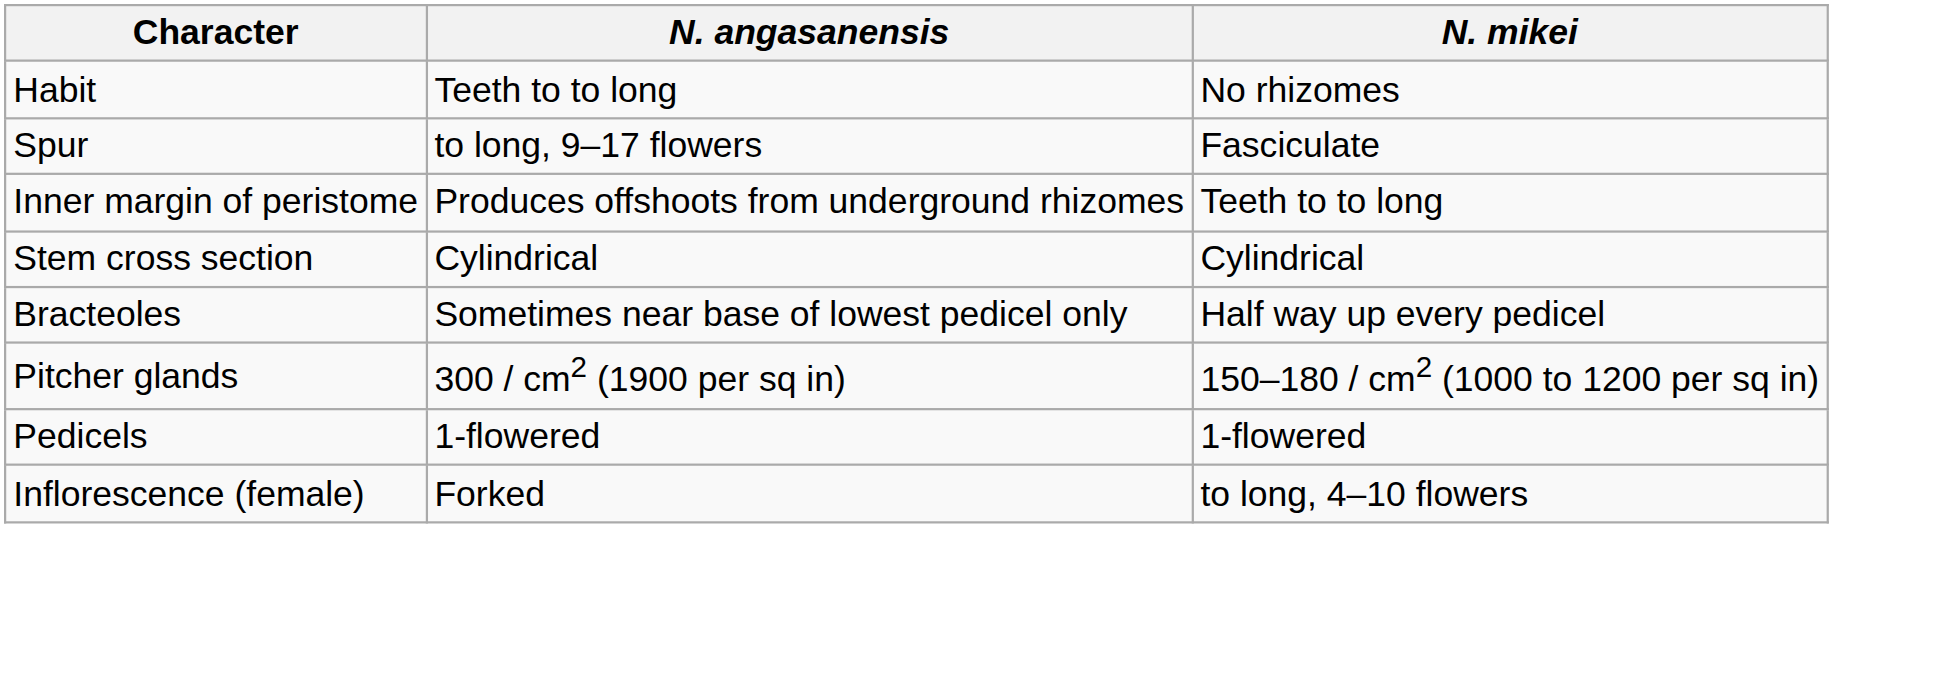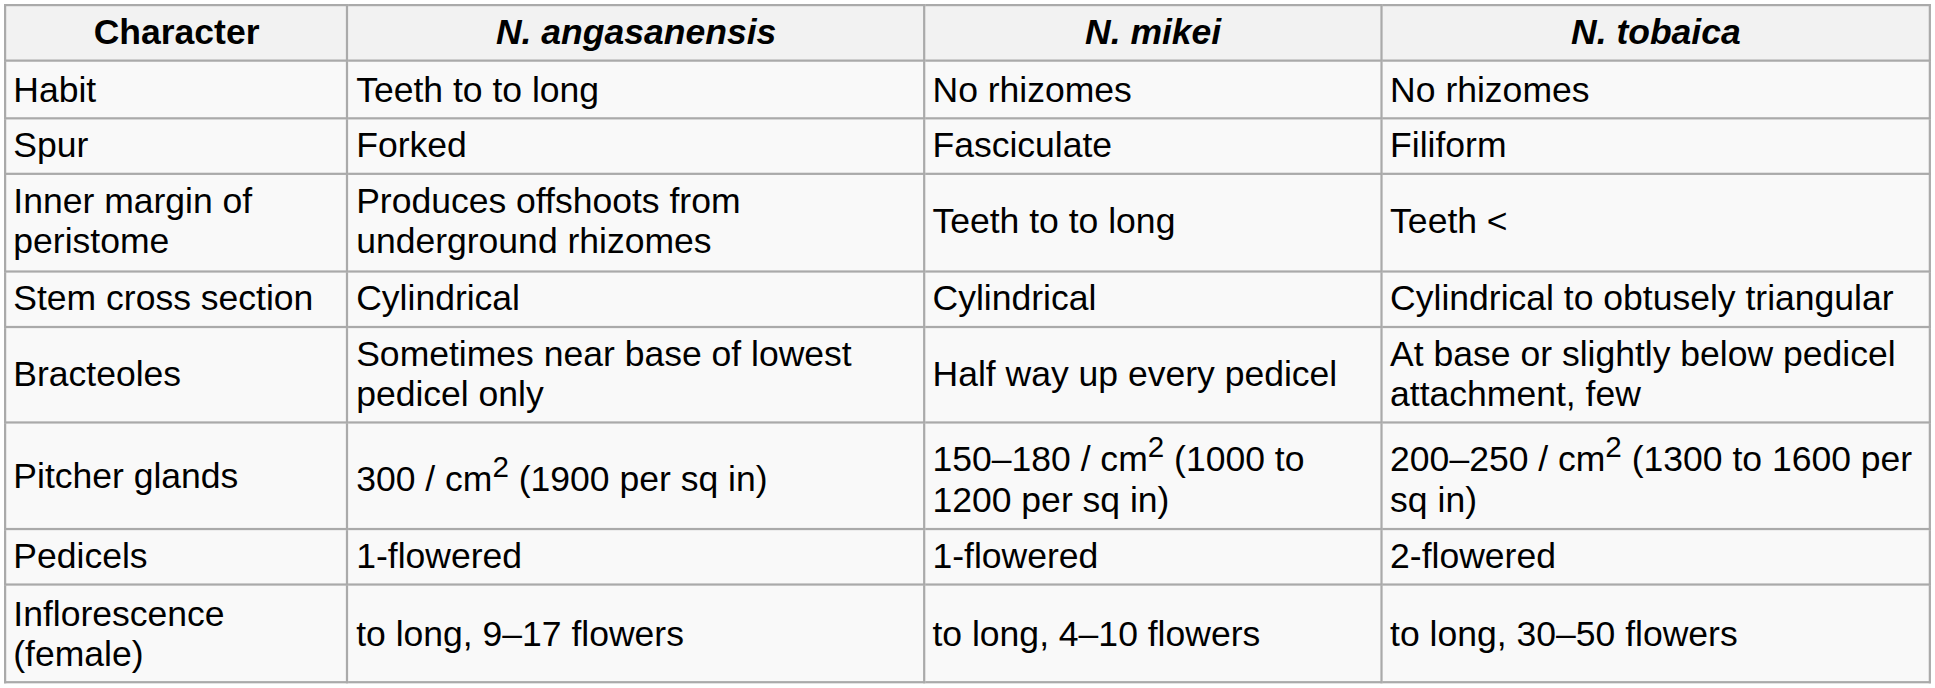+ column: (1656, 32)
(598, 145) to long, 9–17 flowers -> (411, 145) Forked
(490, 492) Forked -> (520, 632) to long, 9–17 flowers
